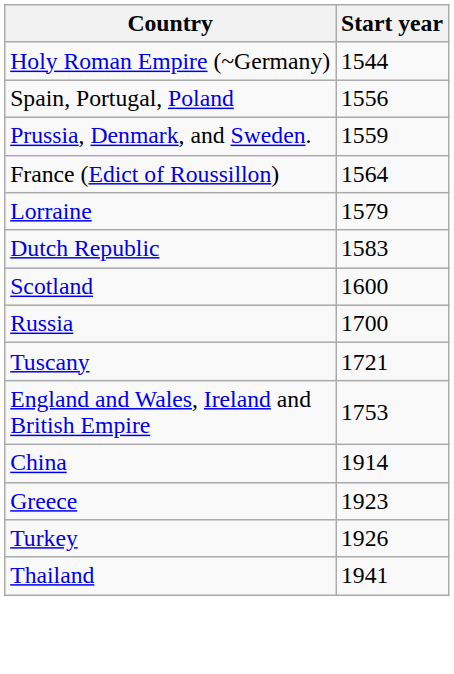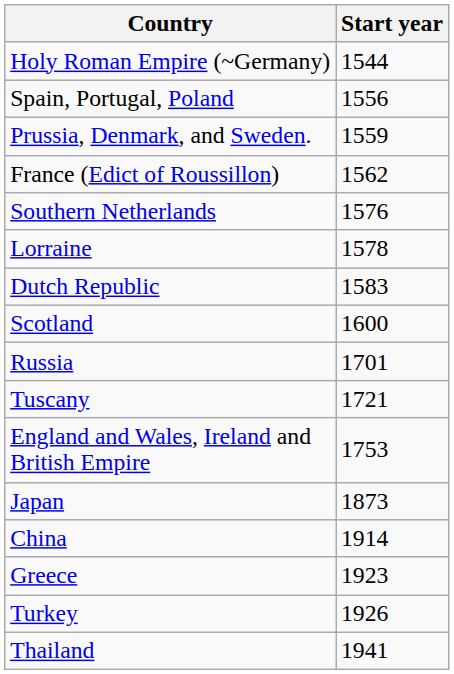(365, 173) 1564 -> (365, 173) 1562
+ row: (113, 211)
(365, 211) 1579 -> (365, 248) 1578
(365, 323) 1700 -> (365, 361) 1701
+ row: (37, 500)
